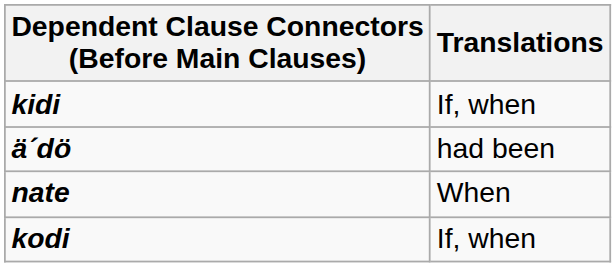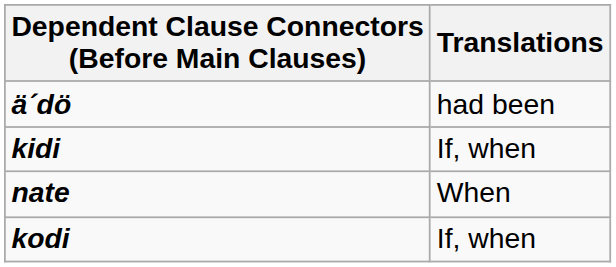rows swapped: (41, 148) <-> (36, 103)
